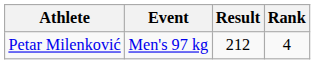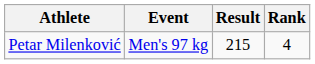(238, 45) 212 -> (238, 45) 215
